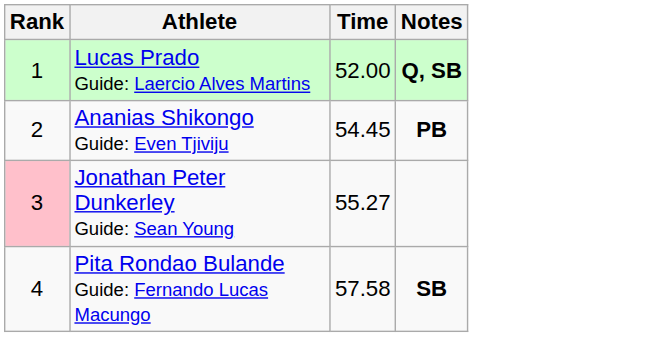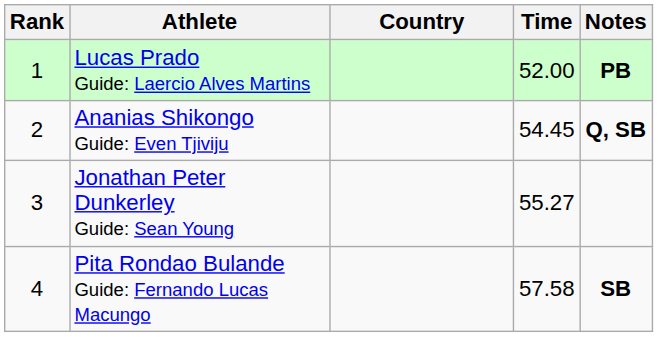+ column: (422, 22)
(432, 69) Q, SB -> (616, 69) PB
(432, 130) PB -> (616, 130) Q, SB
(37, 203) pink background -> (37, 203) no background
